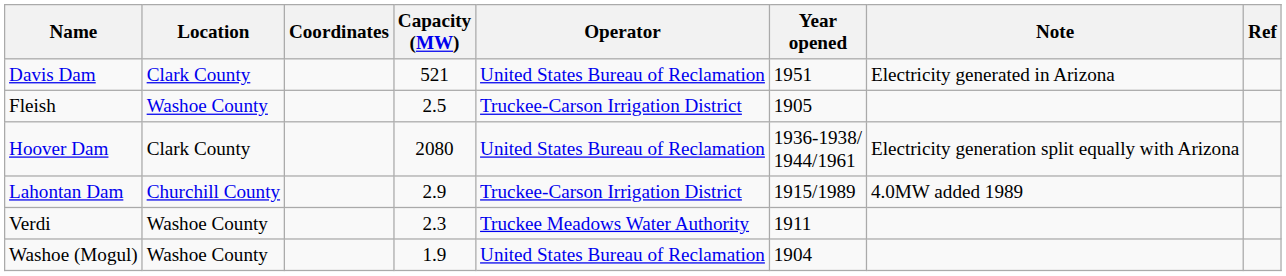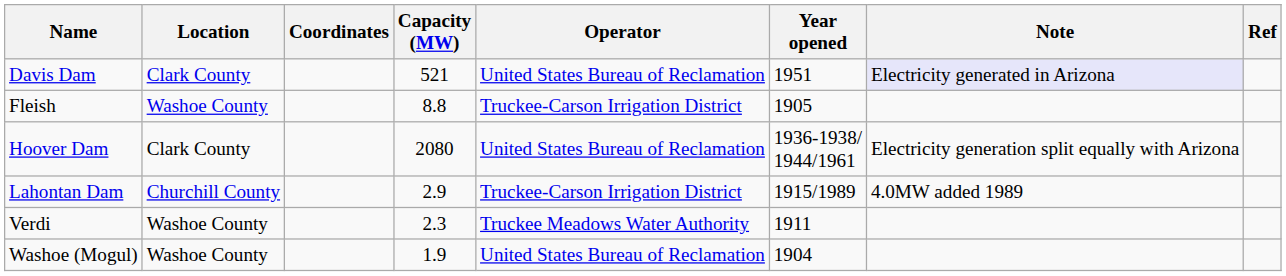(993, 74) no background -> (993, 74) lavender background
(434, 106) 2.5 -> (434, 106) 8.8
